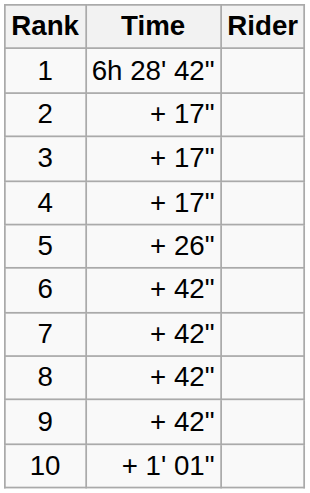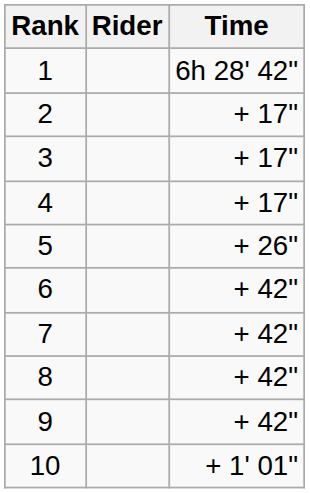columns swapped: (263, 26) <-> (153, 26)
